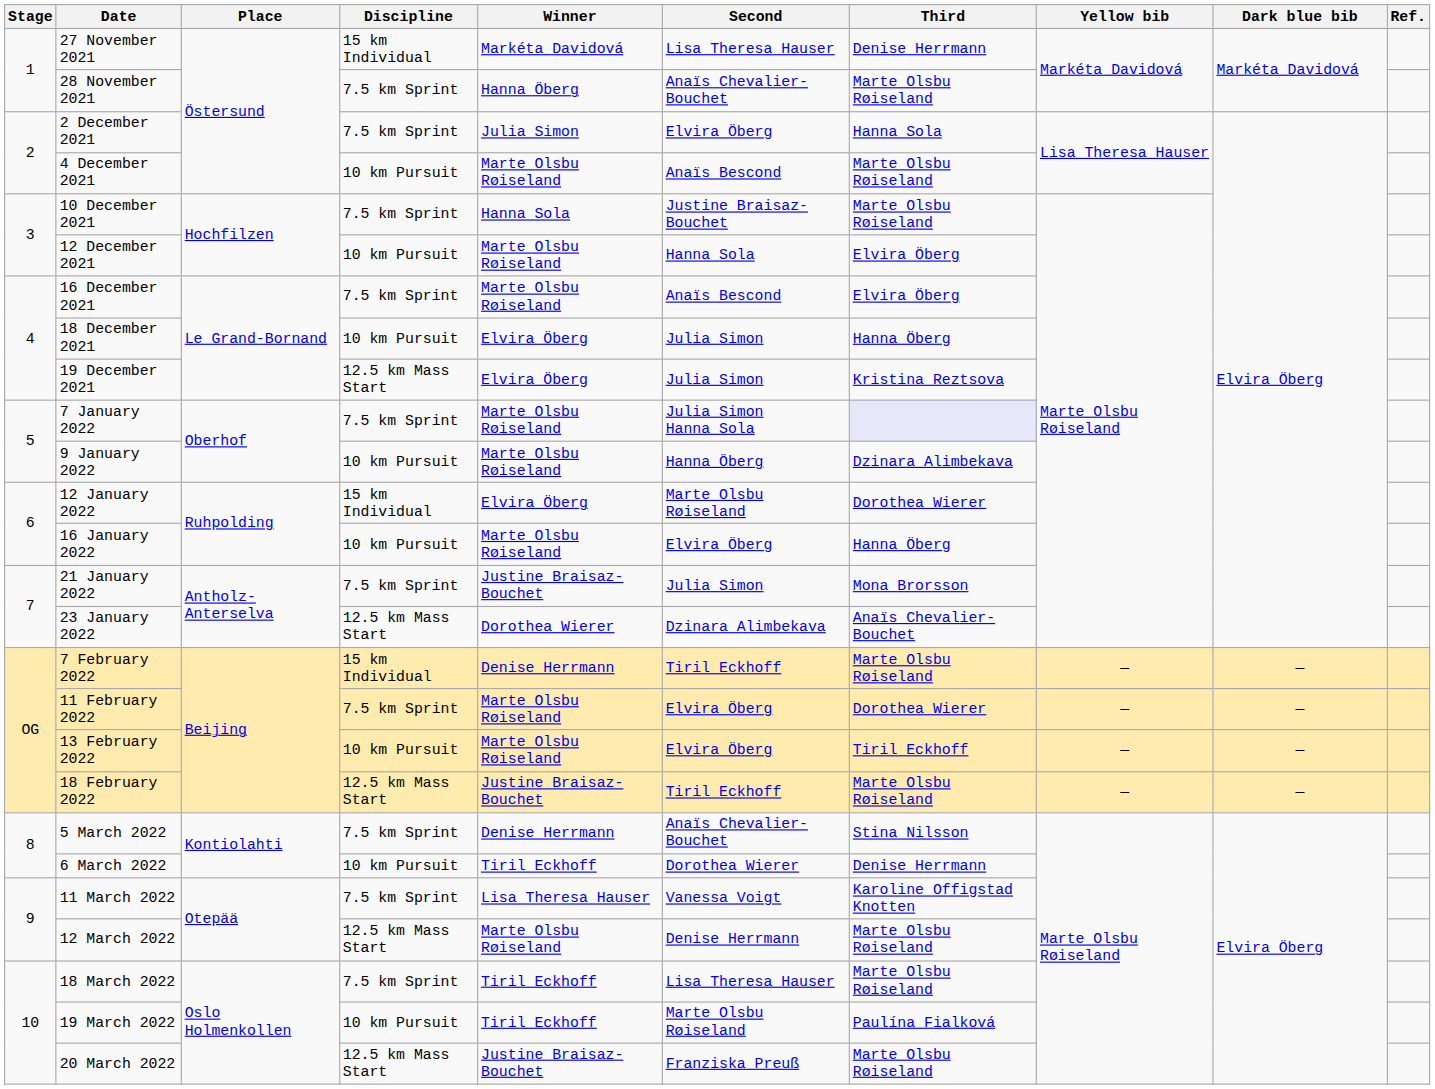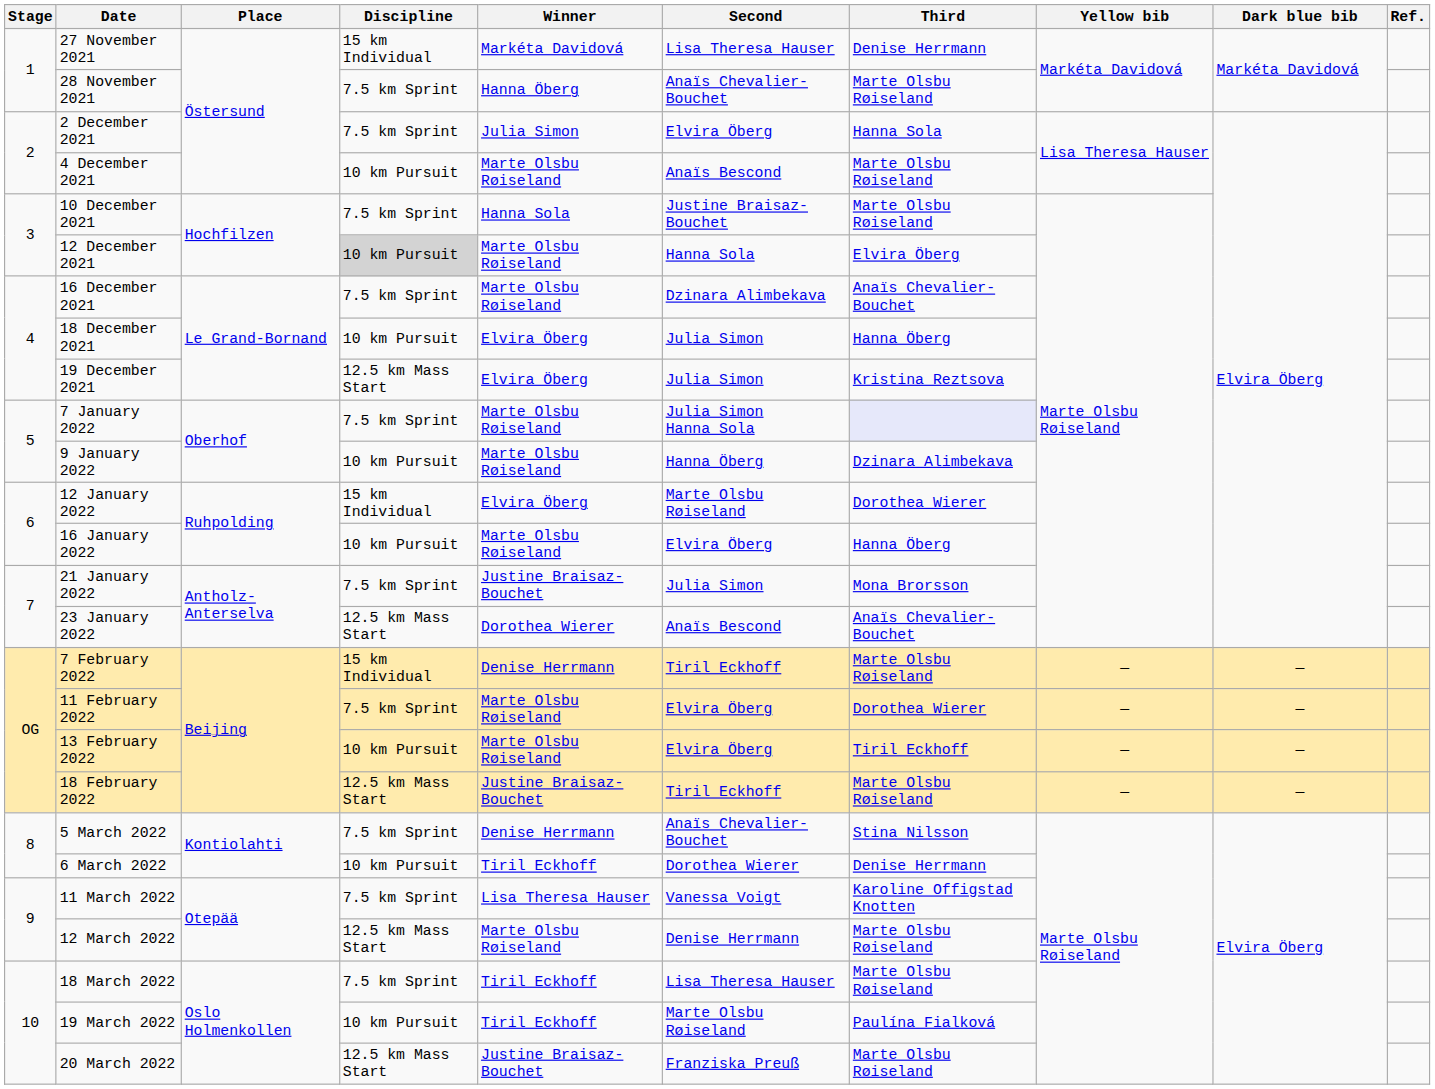(401, 256) no background -> (401, 256) lightgrey background
(723, 297) Anaïs Bescond -> (746, 297) Dzinara Alimbekava
(906, 297) Elvira Öberg -> (924, 297) Anaïs Chevalier-Bouchet
(746, 627) Dzinara Alimbekava -> (723, 627) Anaïs Bescond
